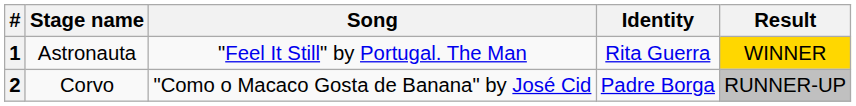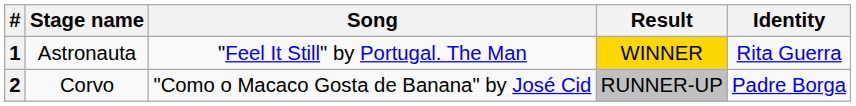columns swapped: (658, 20) <-> (785, 20)
